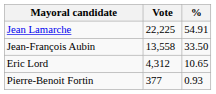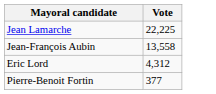- column: (196, 13)
